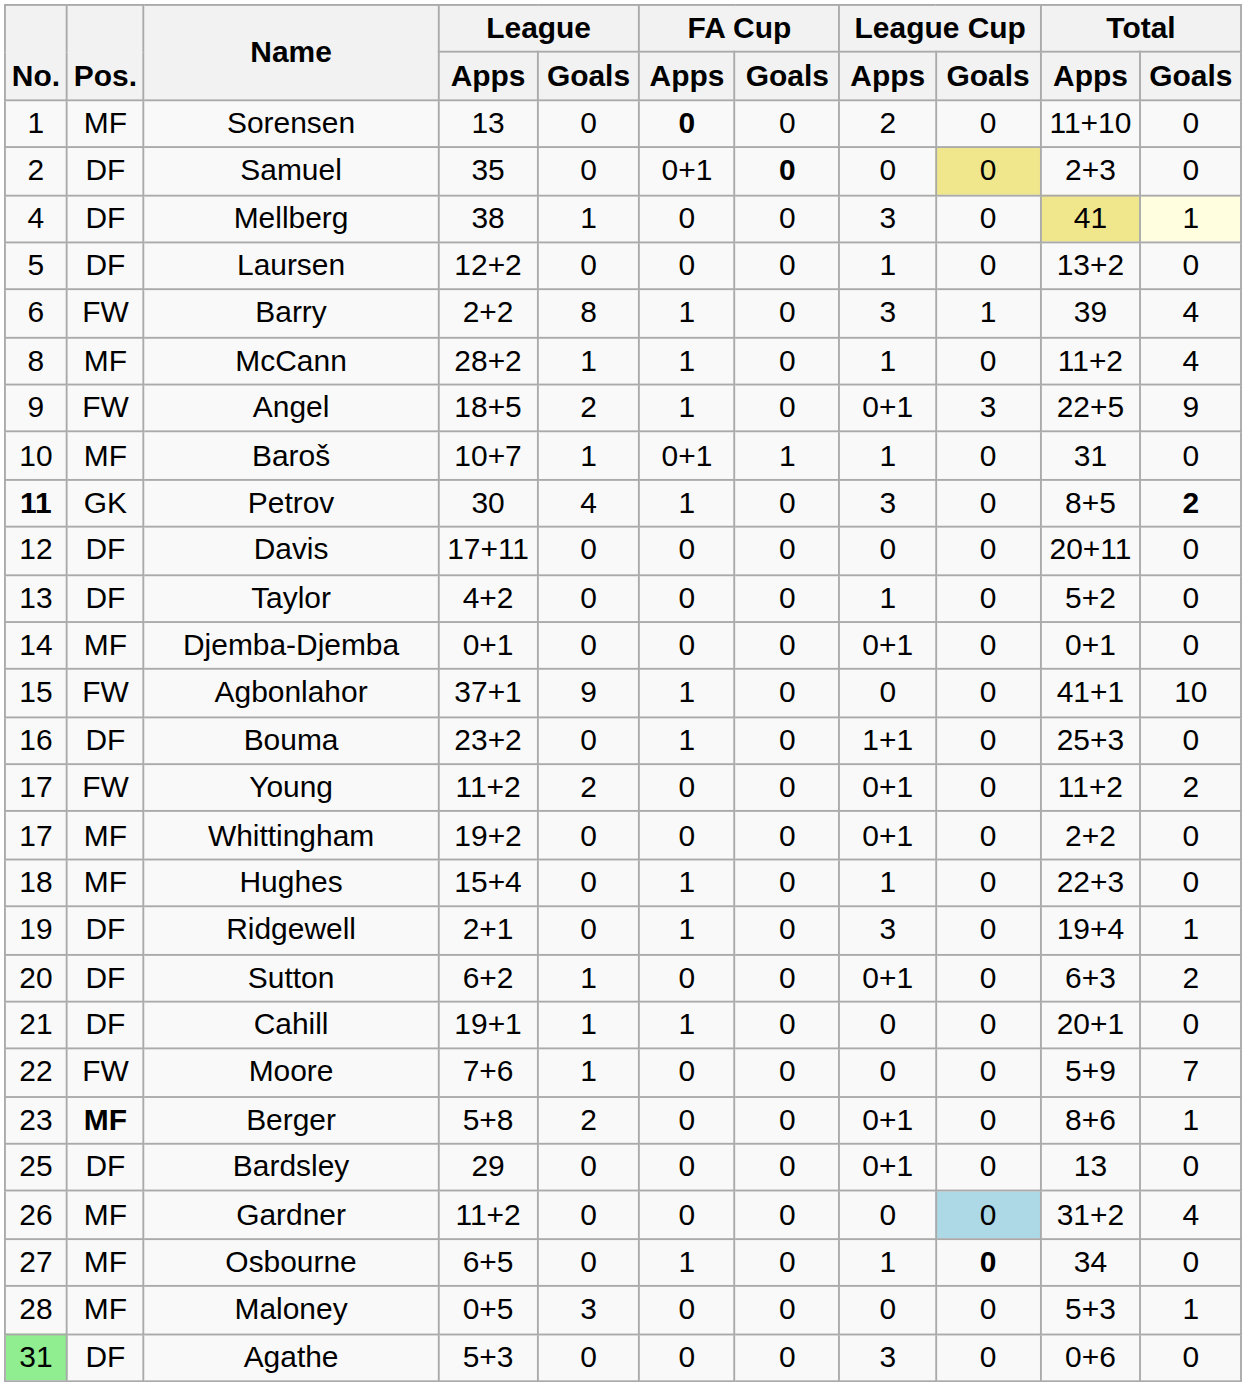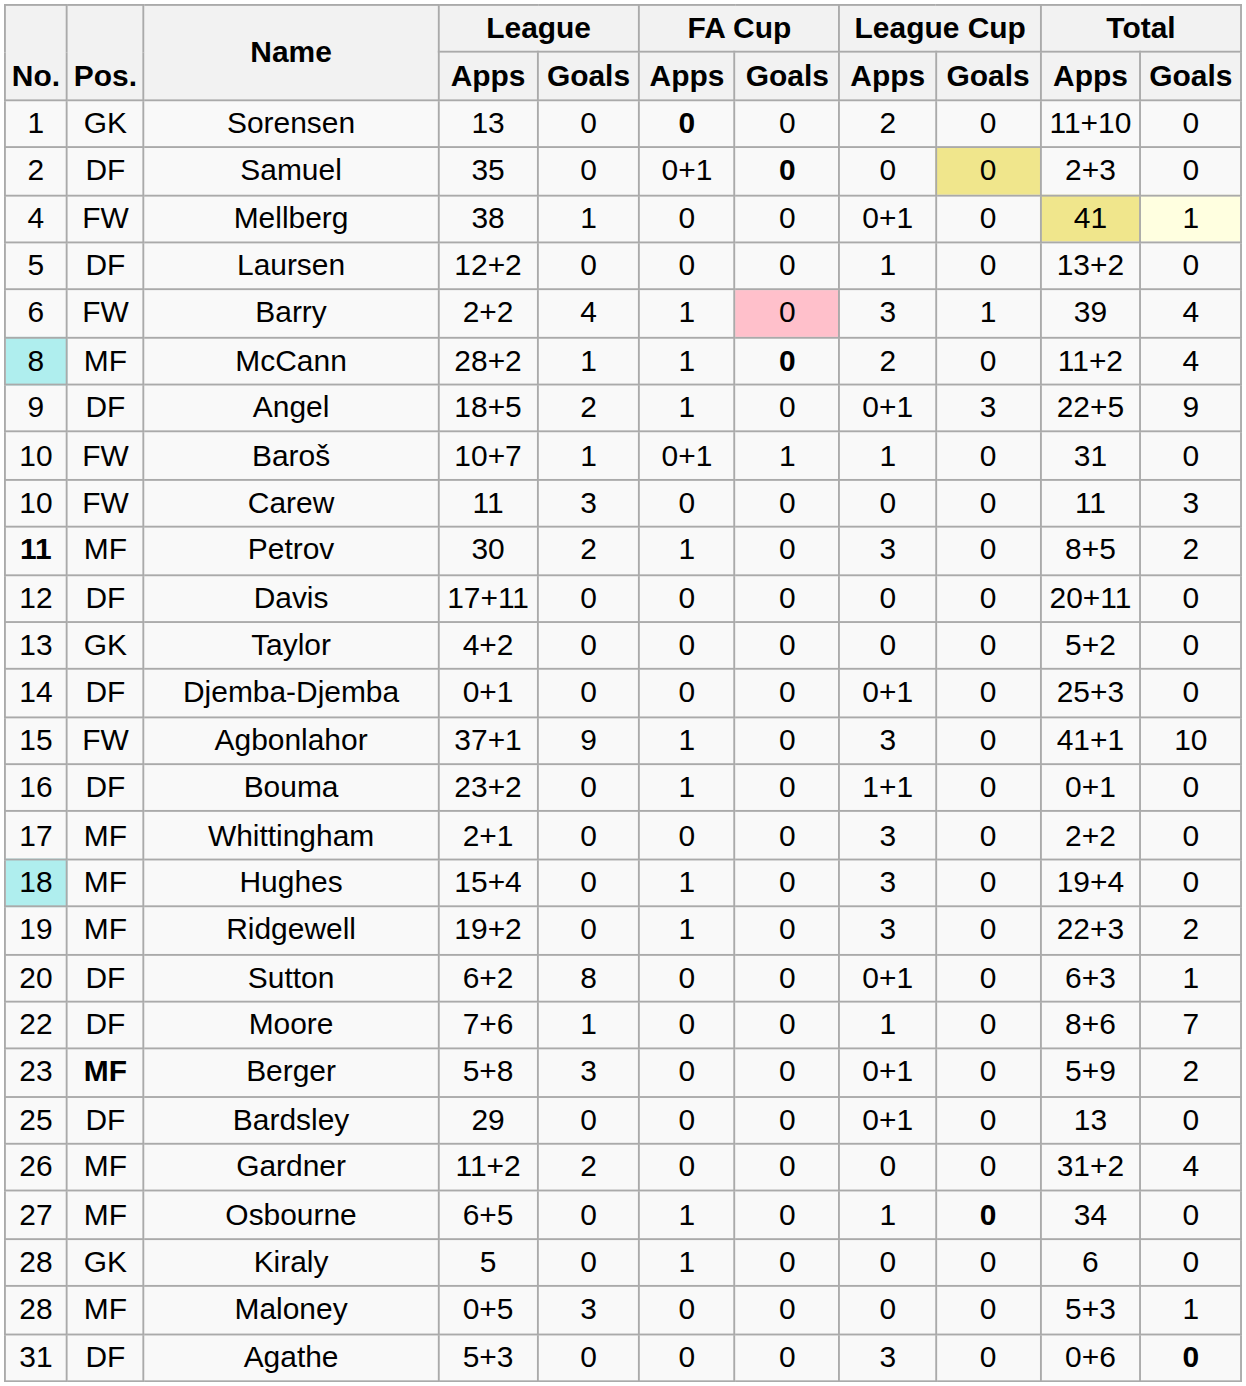(105, 123) MF -> (105, 123) GK
(105, 218) DF -> (105, 218) FW
(888, 218) 3 -> (888, 218) 0+1
(588, 312) 8 -> (588, 312) 4
(787, 312) no background -> (787, 312) pink background
(36, 360) no background -> (36, 360) paleturquoise background
(787, 360) normal -> (787, 360) bold
(888, 360) 1 -> (888, 360) 2
(105, 407) FW -> (105, 407) DF
(105, 455) MF -> (105, 455) FW
+ row: (291, 502)
(105, 502) GK -> (105, 550) MF
(588, 502) 4 -> (588, 550) 2
(1191, 502) bold -> (1191, 550) normal
(105, 597) DF -> (105, 645) GK
(888, 597) 1 -> (888, 645) 0
(105, 645) MF -> (105, 692) DF
(1090, 645) 0+1 -> (1090, 692) 25+3
(888, 692) 0 -> (888, 739) 3
(1090, 739) 25+3 -> (1090, 787) 0+1
- row: (291, 787)
(488, 834) 19+2 -> (488, 834) 2+1
(888, 834) 0+1 -> (888, 834) 3
(36, 882) no background -> (36, 882) paleturquoise background
(888, 882) 1 -> (888, 882) 3
(1090, 882) 22+3 -> (1090, 882) 19+4
(105, 929) DF -> (105, 929) MF
(488, 929) 2+1 -> (488, 929) 19+2
(1090, 929) 19+4 -> (1090, 929) 22+3
(1191, 929) 1 -> (1191, 929) 2
(588, 977) 1 -> (588, 977) 8
(1191, 977) 2 -> (1191, 977) 1
- row: (291, 1024)
(105, 1072) FW -> (105, 1024) DF
(888, 1072) 0 -> (888, 1024) 1
(1090, 1072) 5+9 -> (1090, 1024) 8+6
(588, 1119) 2 -> (588, 1072) 3
(1090, 1119) 8+6 -> (1090, 1072) 5+9
(1191, 1119) 1 -> (1191, 1072) 2
(588, 1214) 0 -> (588, 1167) 2
(988, 1214) lightblue background -> (988, 1167) no background
+ row: (291, 1261)
(36, 1356) lightgreen background -> (36, 1356) no background
(1191, 1356) normal -> (1191, 1356) bold
